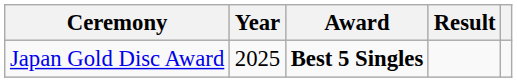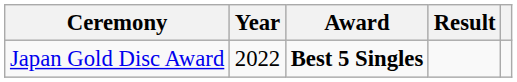(257, 58) 2025 -> (257, 58) 2022
